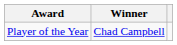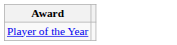- column: (129, 13)
